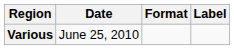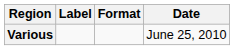columns swapped: (99, 14) <-> (210, 14)
